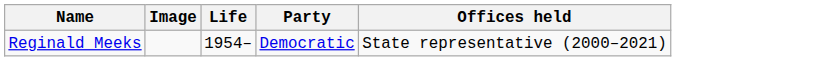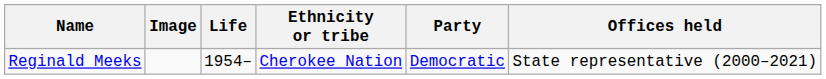+ column: (331, 27)
